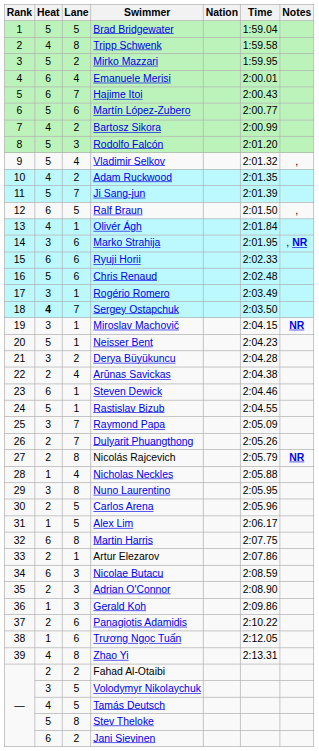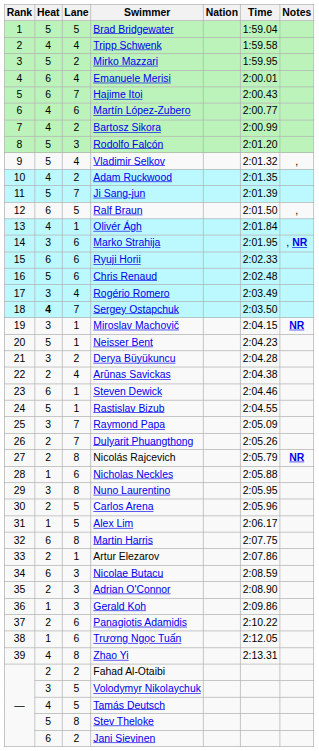(76, 45) 8 -> (76, 45) 4
(48, 111) 5 -> (48, 111) 4
(76, 293) 1 -> (76, 293) 4
(76, 474) 4 -> (76, 474) 6
